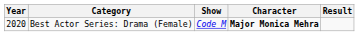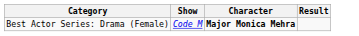- column: (16, 11)
